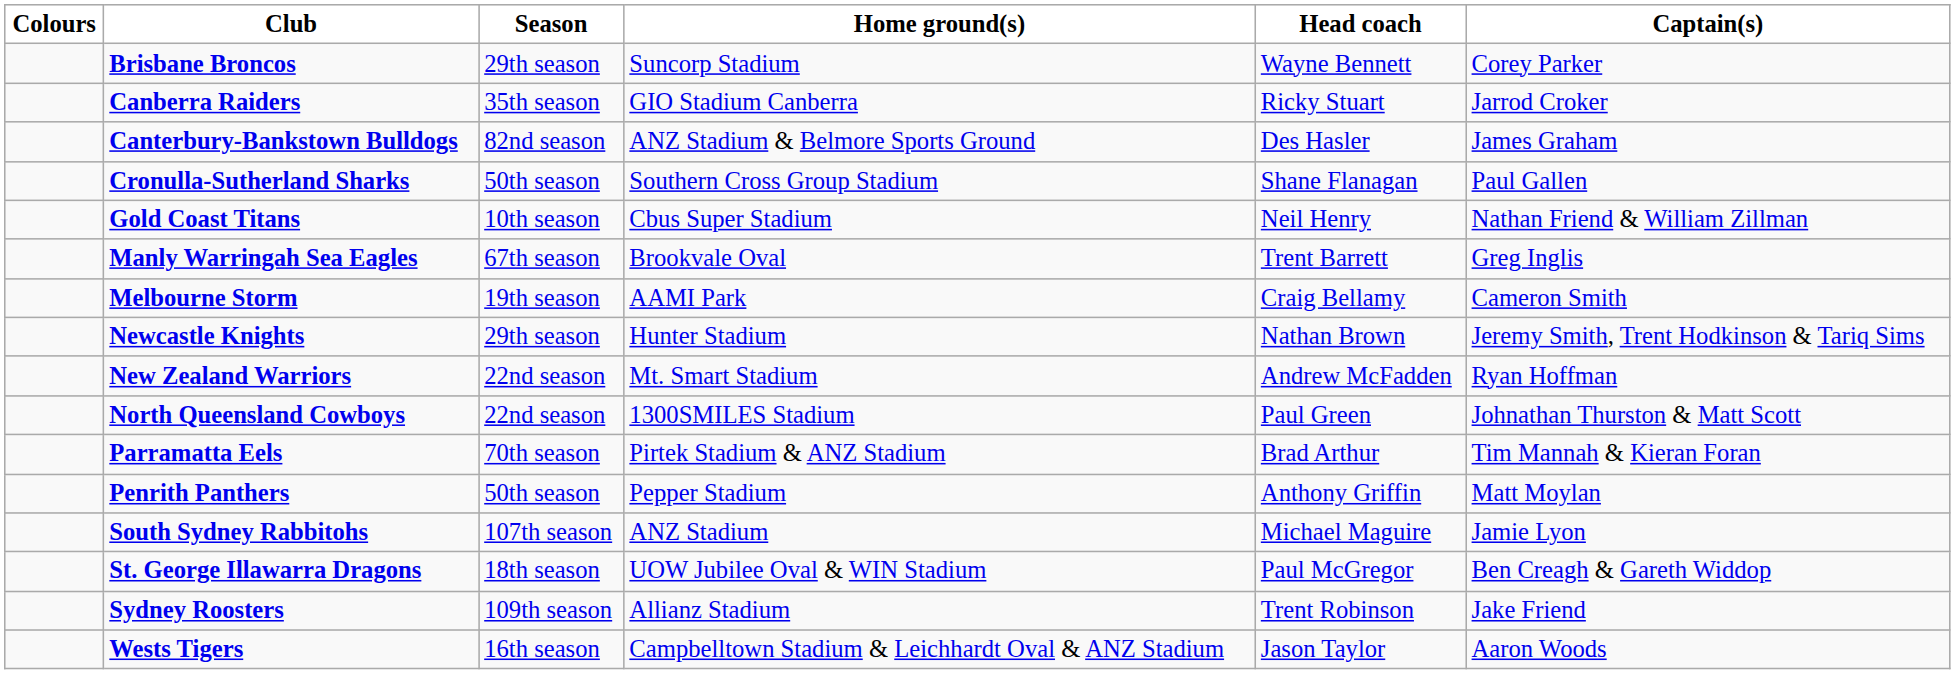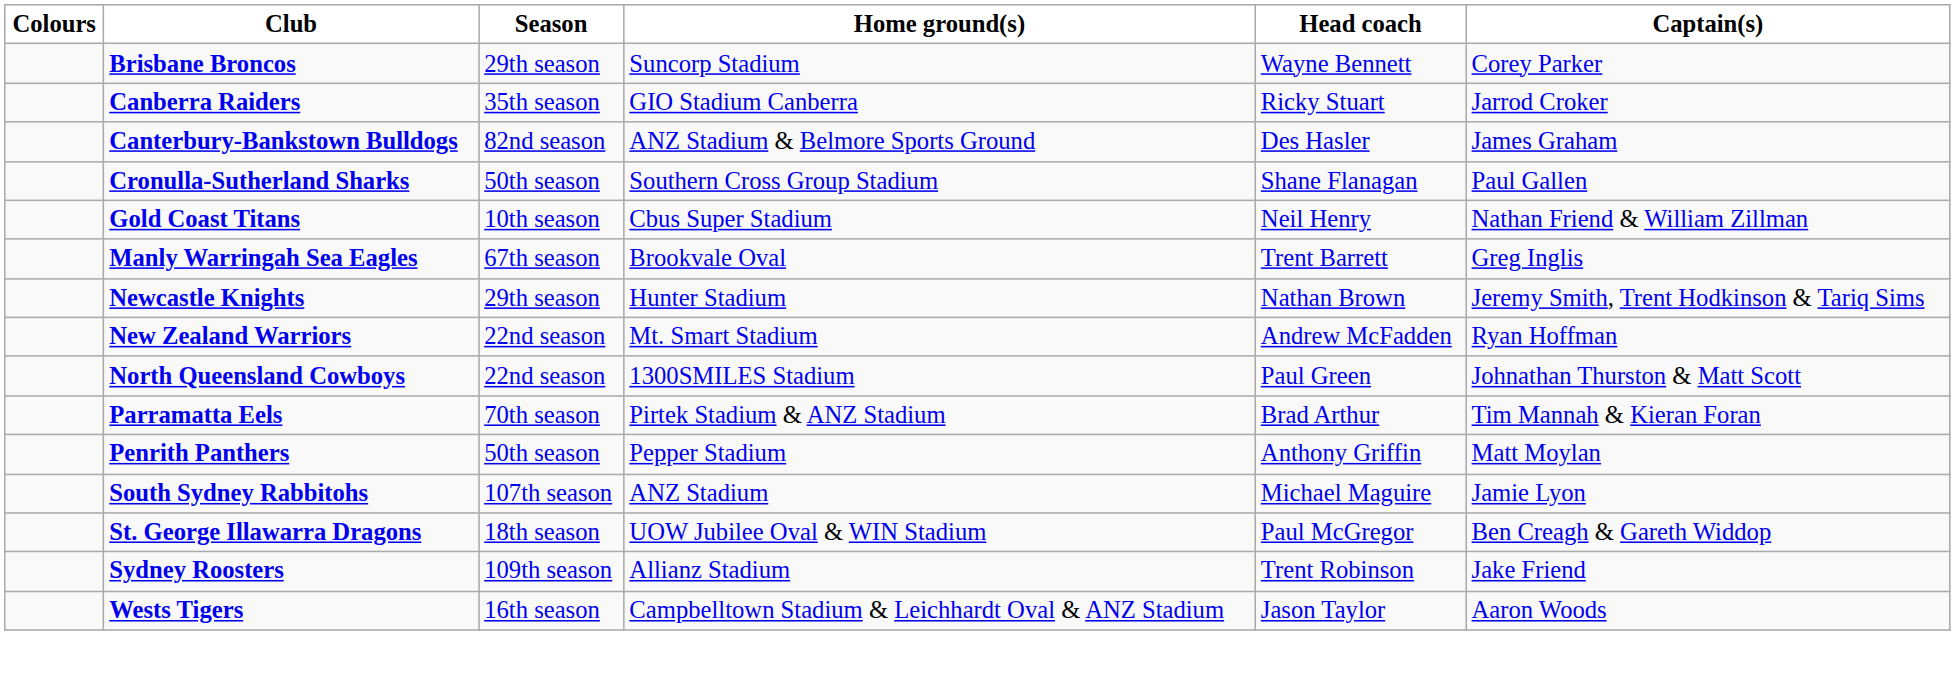- row: (203, 297)
